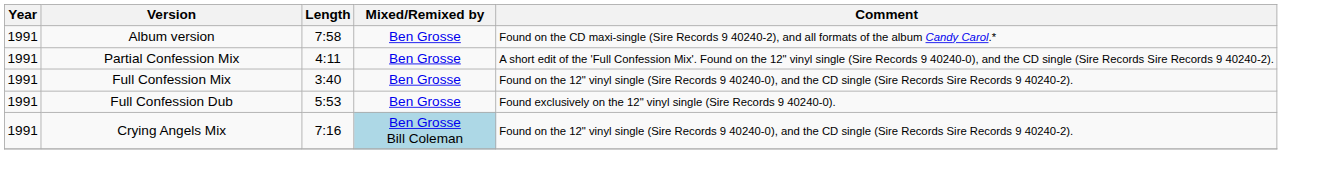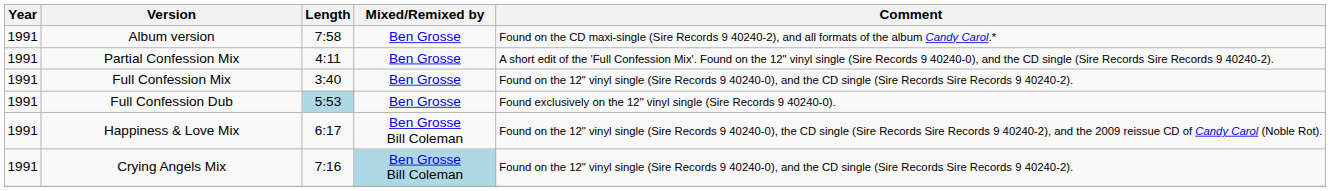(328, 101) no background -> (328, 101) lightblue background
+ row: (172, 130)
